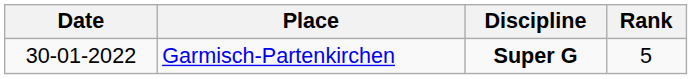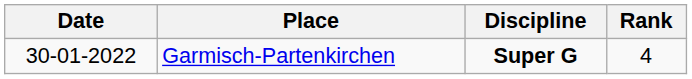(646, 55) 5 -> (646, 55) 4
